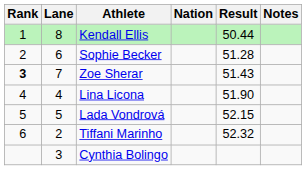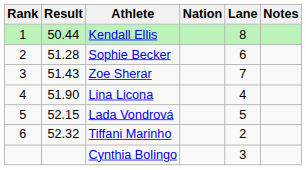columns swapped: (59, 14) <-> (238, 14)
(23, 74) bold -> (23, 74) normal
